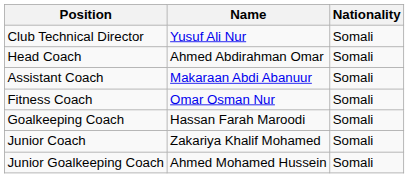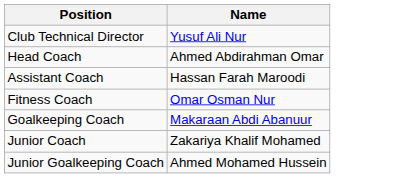- column: (367, 15)
(241, 78) Makaraan Abdi Abanuur -> (238, 78) Hassan Farah Maroodi
(238, 120) Hassan Farah Maroodi -> (241, 120) Makaraan Abdi Abanuur
